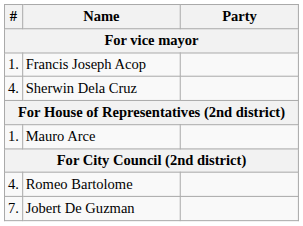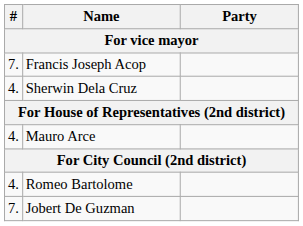(13, 64) 1. -> (13, 64) 7.
(13, 136) 1. -> (13, 136) 4.
